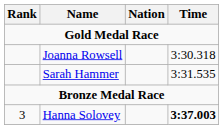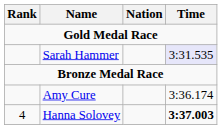- row: (82, 54)
(193, 74) no background -> (191, 54) lavender background
+ row: (69, 94)
(22, 114) 3 -> (22, 114) 4
